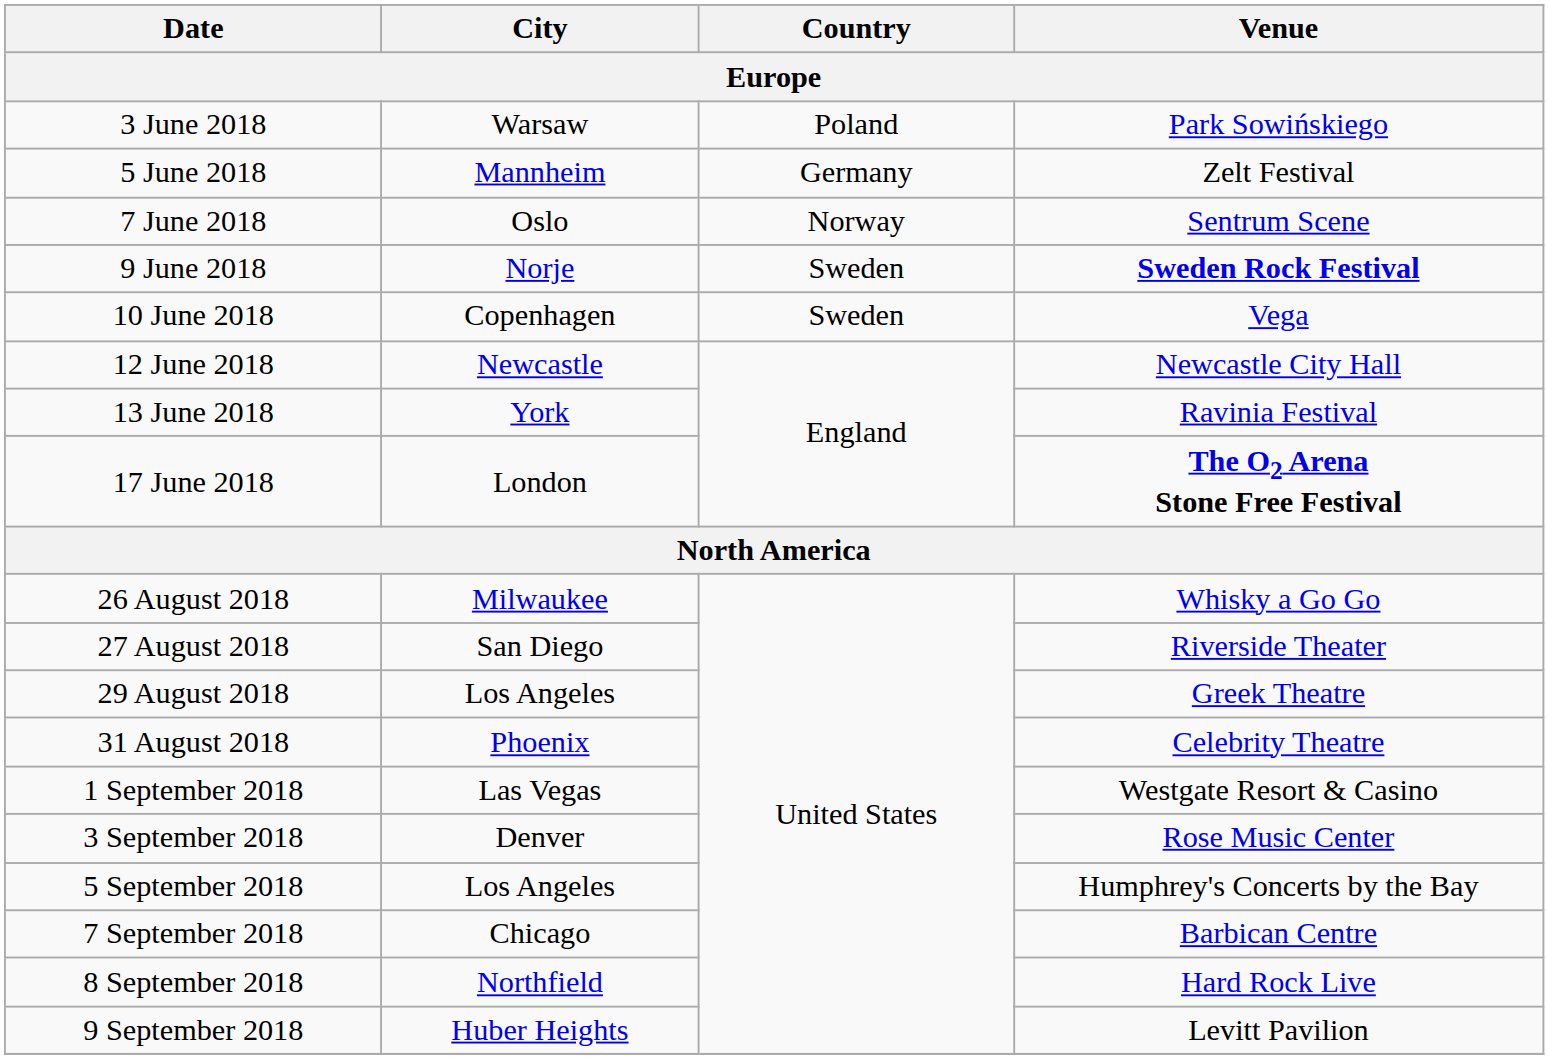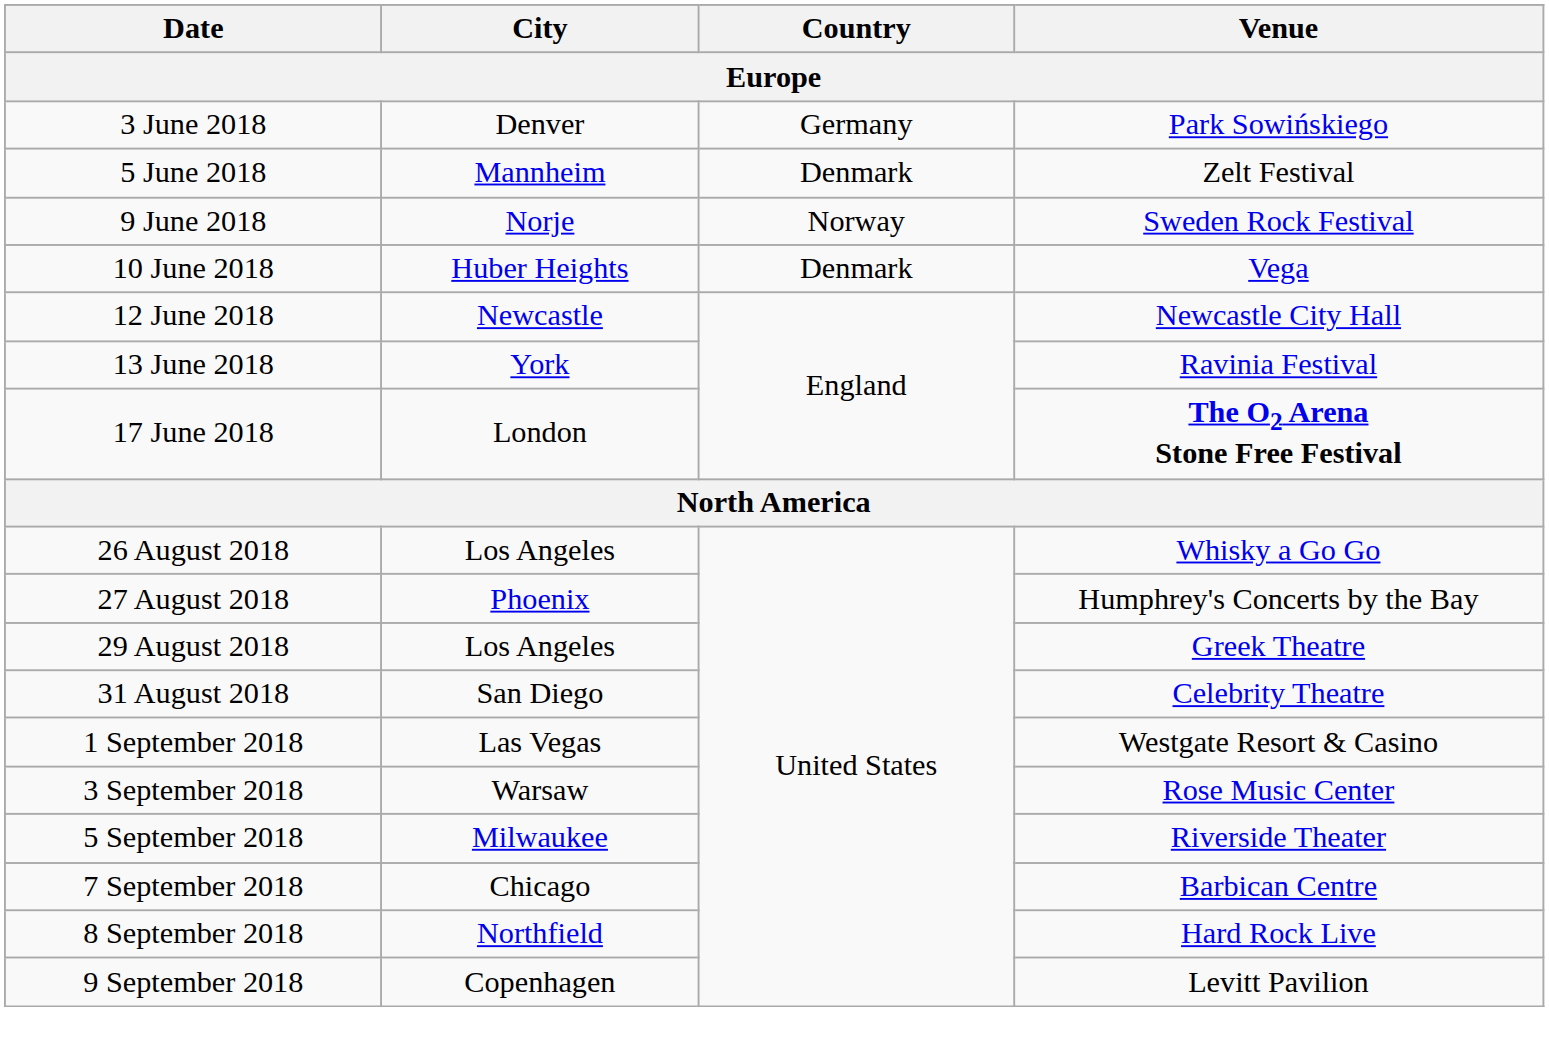(540, 124) Warsaw -> (540, 124) Denver
(856, 124) Poland -> (856, 124) Germany
(856, 172) Germany -> (856, 172) Denmark
- row: (193, 220)
(856, 268) Sweden -> (856, 220) Norway
(1278, 268) bold -> (1278, 220) normal
(540, 316) Copenhagen -> (540, 268) Huber Heights
(856, 316) Sweden -> (856, 268) Denmark
(540, 597) Milwaukee -> (540, 550) Los Angeles
(540, 645) San Diego -> (540, 597) Phoenix
(1278, 645) Riverside Theater -> (1278, 597) Humphrey's Concerts by the Bay
(540, 741) Phoenix -> (540, 693) San Diego
(540, 837) Denver -> (540, 789) Warsaw
(540, 885) Los Angeles -> (540, 837) Milwaukee
(1278, 885) Humphrey's Concerts by the Bay -> (1278, 837) Riverside Theater
(540, 1029) Huber Heights -> (540, 981) Copenhagen
